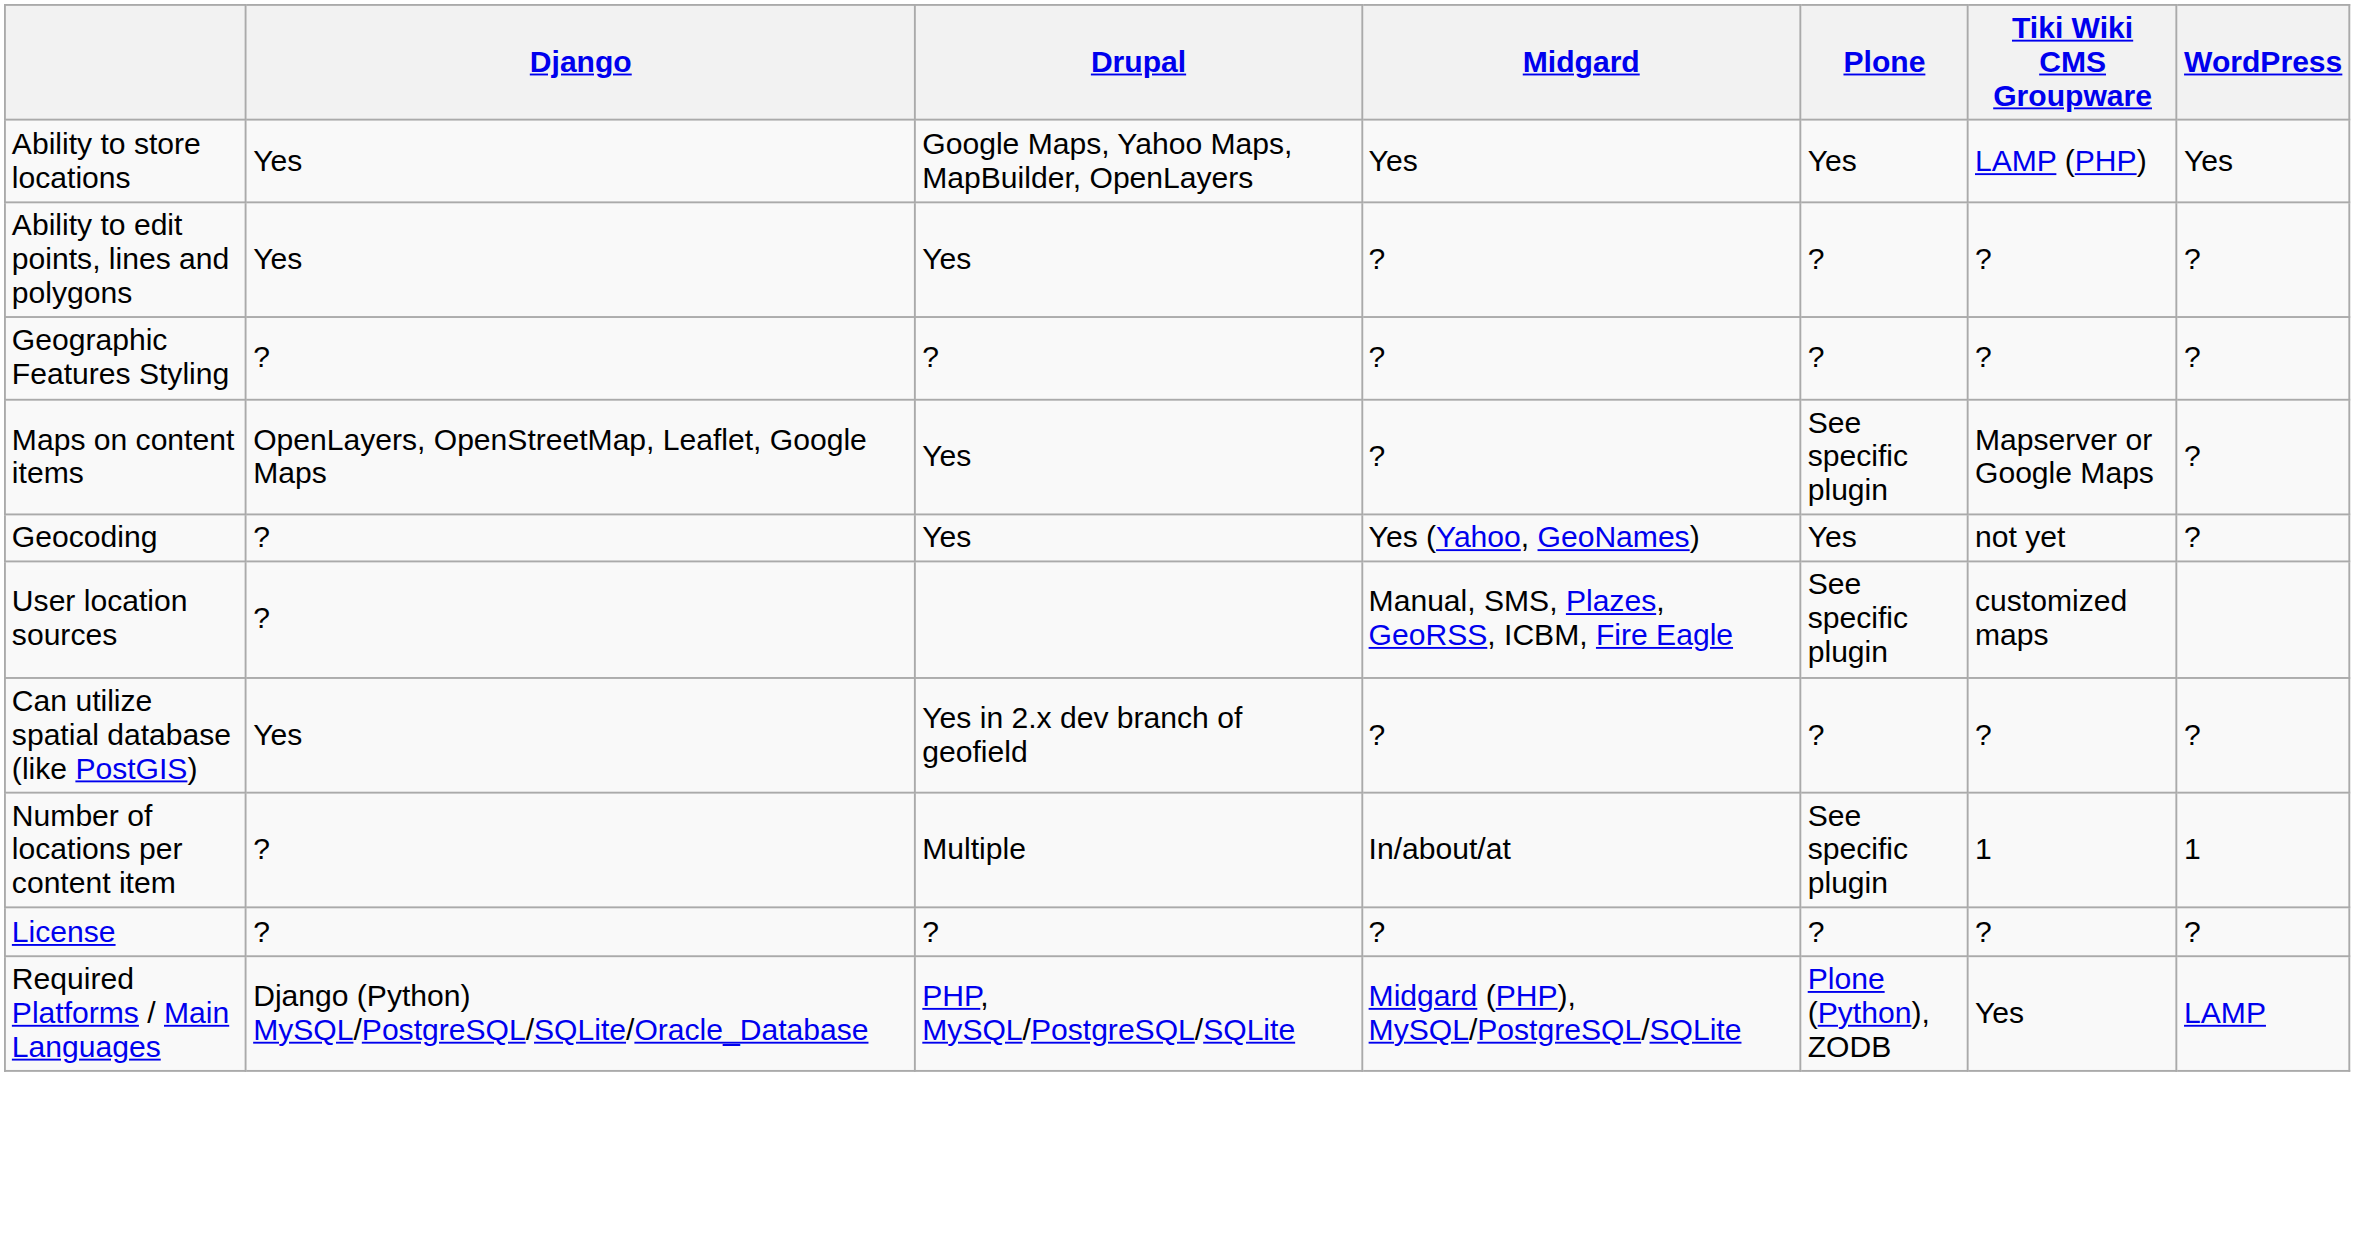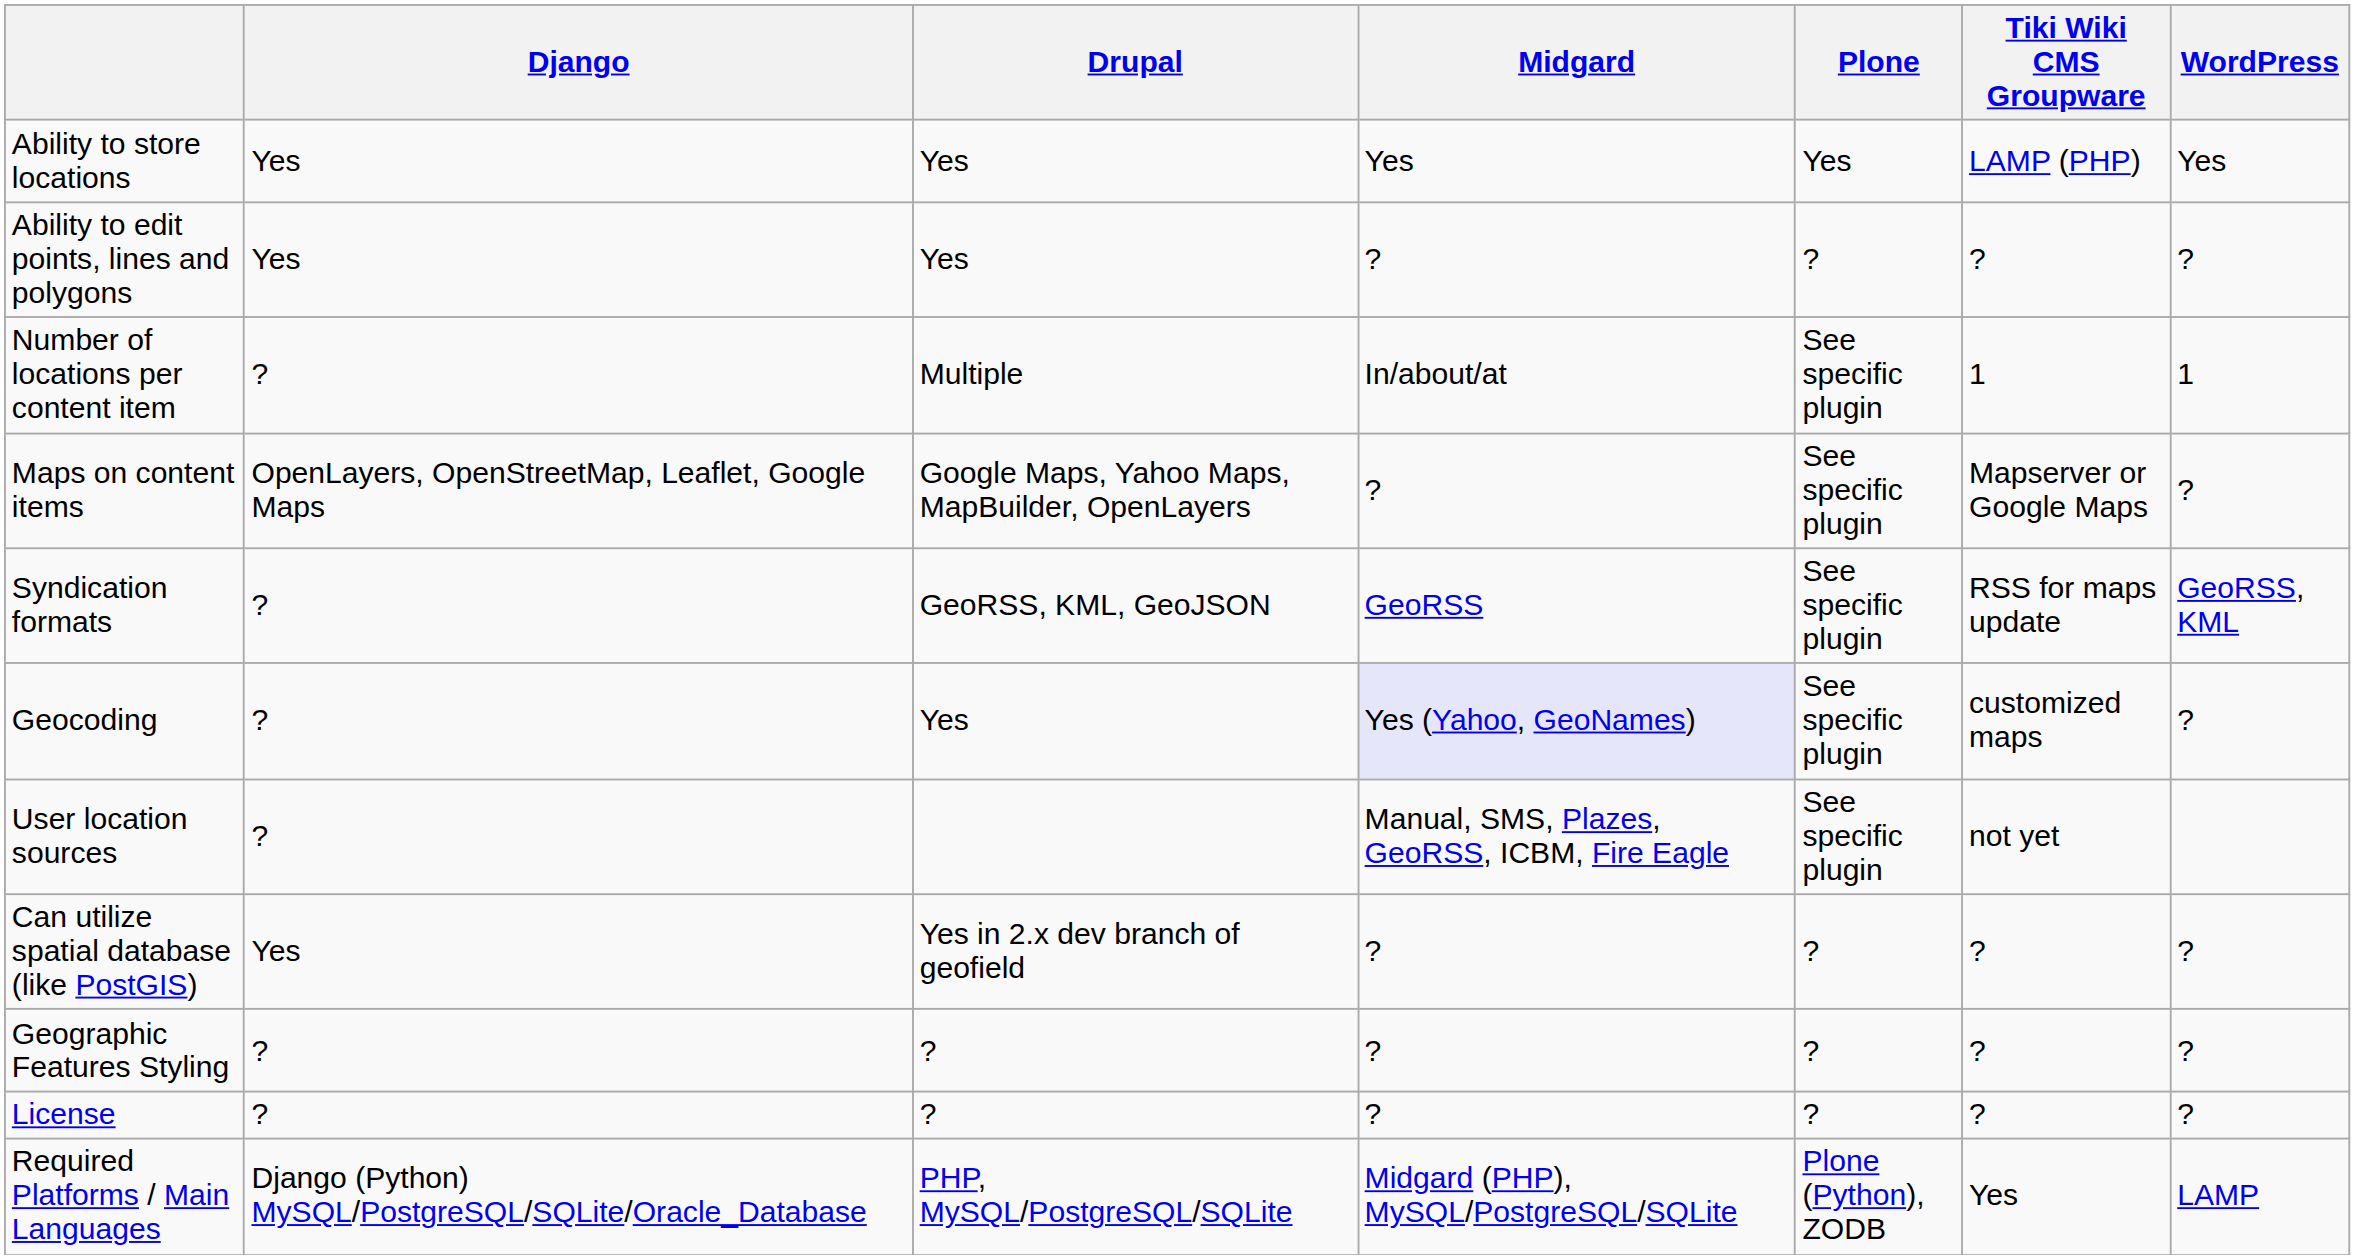(1107, 160) Google Maps, Yahoo Maps, MapBuilder, OpenLayers -> (944, 160) Yes
rows swapped: (97, 849) <-> (121, 357)
(947, 456) Yes -> (1105, 489) Google Maps, Yahoo Maps, MapBuilder, OpenLayers
+ row: (90, 605)
(1534, 537) no background -> (1530, 720) lavender background
(1832, 537) Yes -> (1853, 720) See specific plugin
(2020, 537) not yet -> (2045, 720) customized maps
(2051, 619) customized maps -> (2014, 836) not yet
